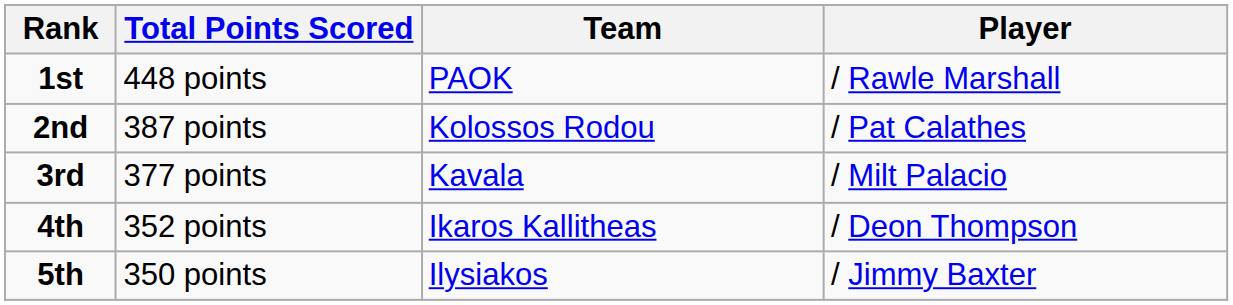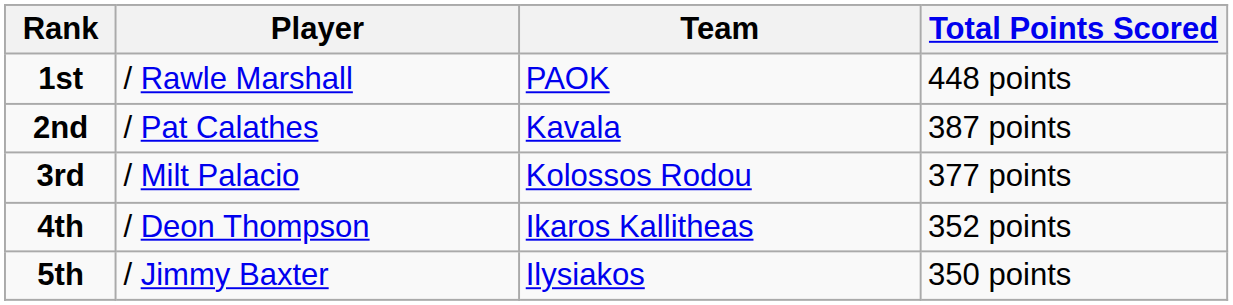columns swapped: (1025, 29) <-> (269, 29)
(542, 127) Kolossos Rodou -> (573, 127) Kavala
(476, 176) Kavala -> (639, 176) Kolossos Rodou
